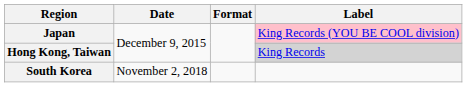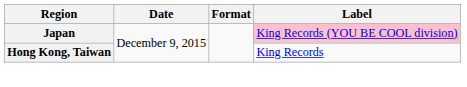(291, 52) lightgrey background -> (290, 52) no background
- row: (59, 71)
